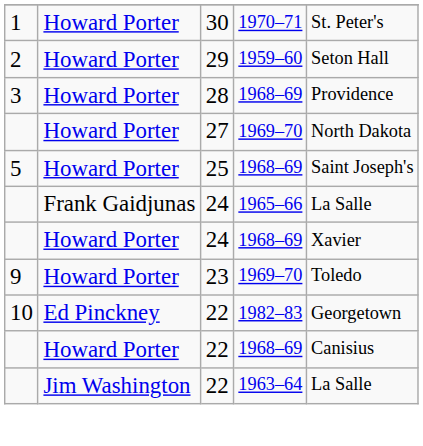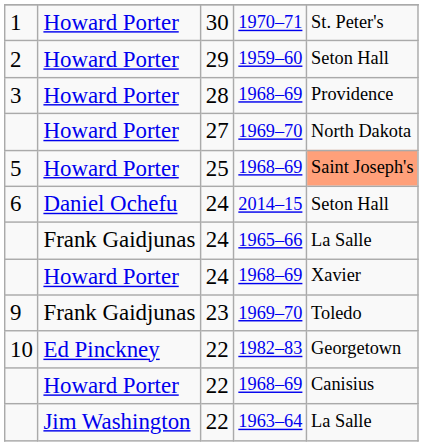(362, 167) no background -> (362, 167) lightsalmon background
+ row: (16, 204)
(111, 276) Howard Porter -> (119, 312) Frank Gaidjunas
